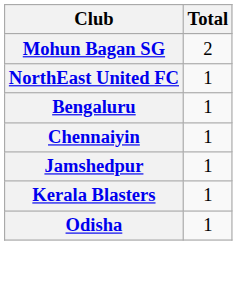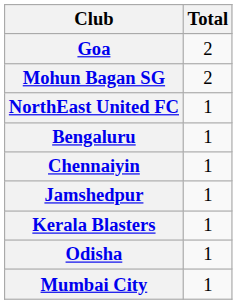+ row: (94, 48)
+ row: (94, 284)
